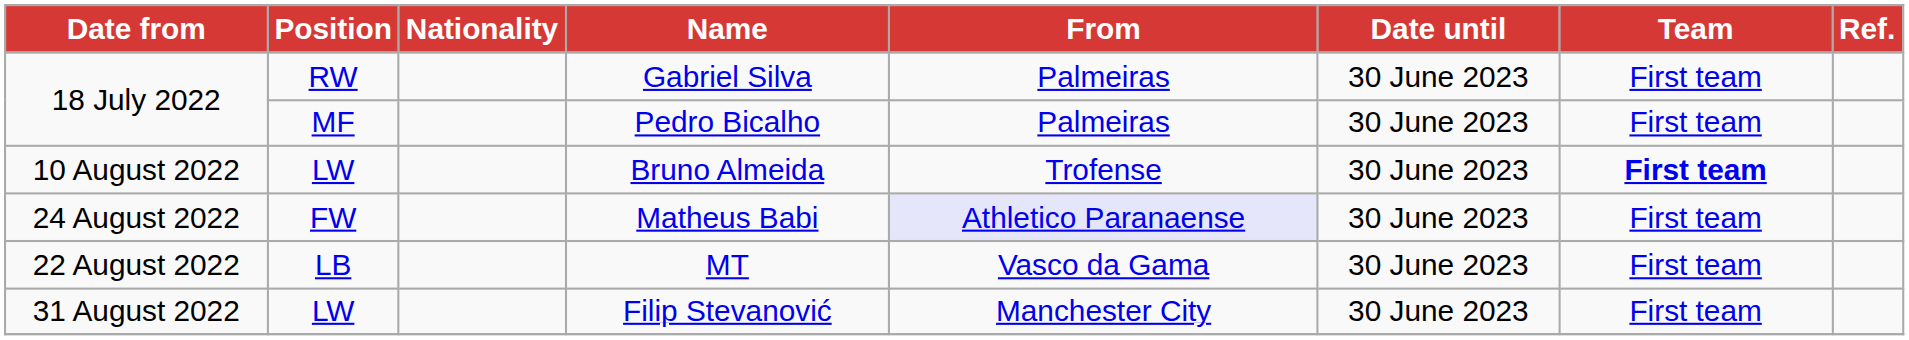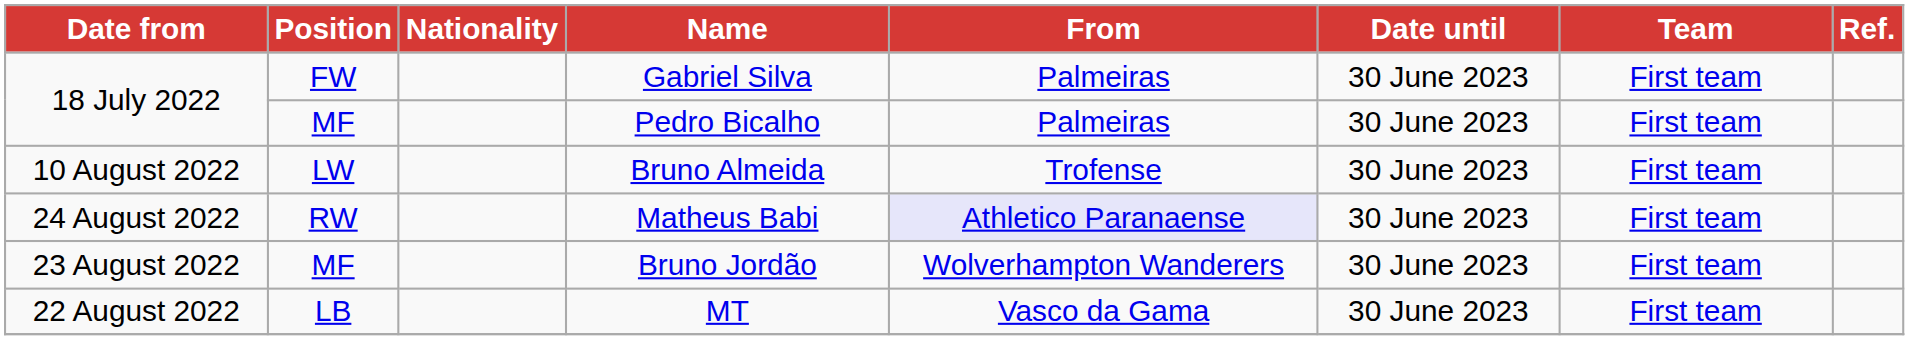(333, 76) RW -> (333, 76) FW
(1696, 170) bold -> (1696, 170) normal
(333, 217) FW -> (333, 217) RW
+ row: (727, 264)
- row: (727, 312)
